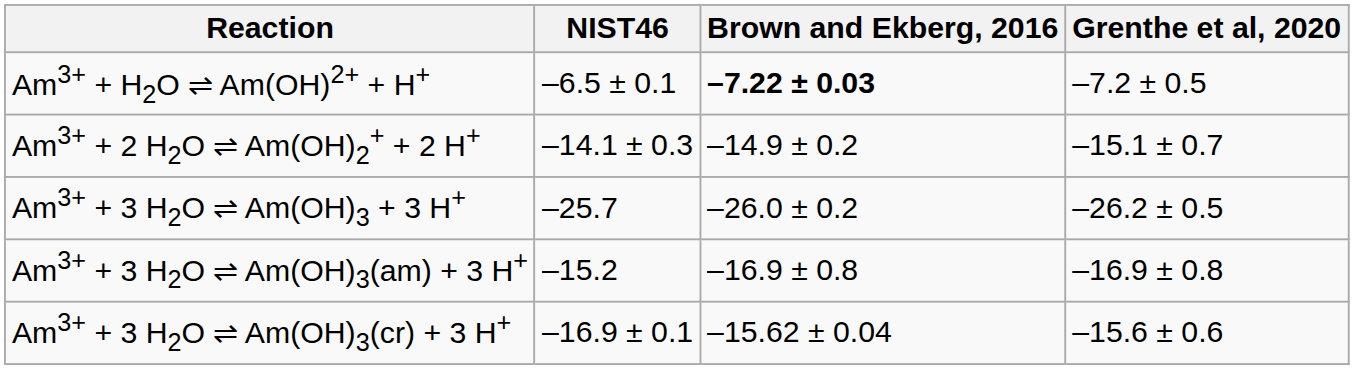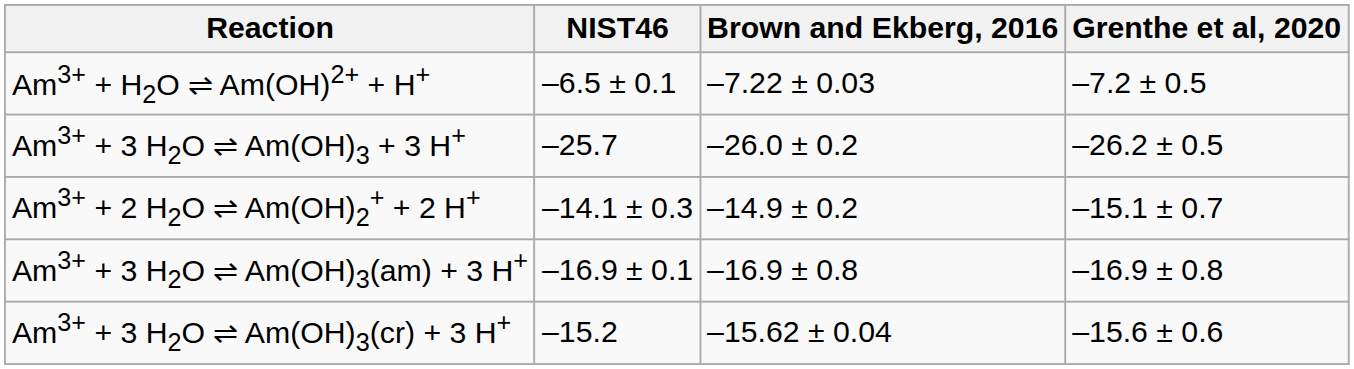(791, 83) bold -> (791, 83) normal
rows swapped: (246, 146) <-> (239, 208)
(580, 270) –15.2 -> (618, 270) –16.9 ± 0.1
(618, 332) –16.9 ± 0.1 -> (580, 332) –15.2
